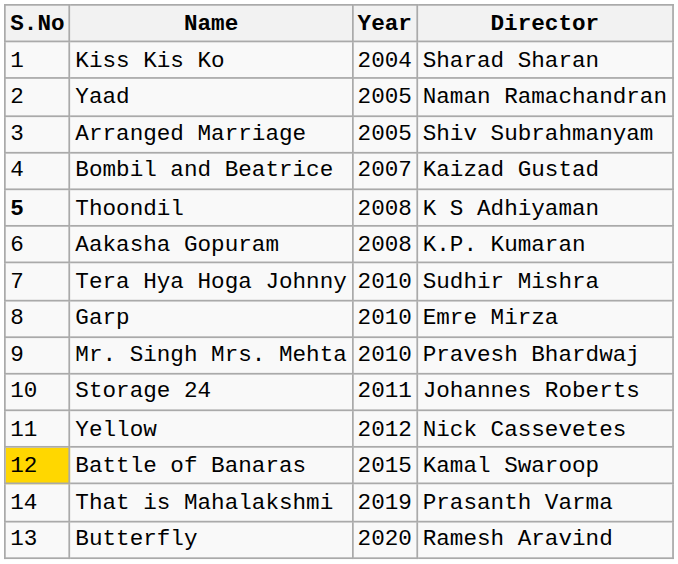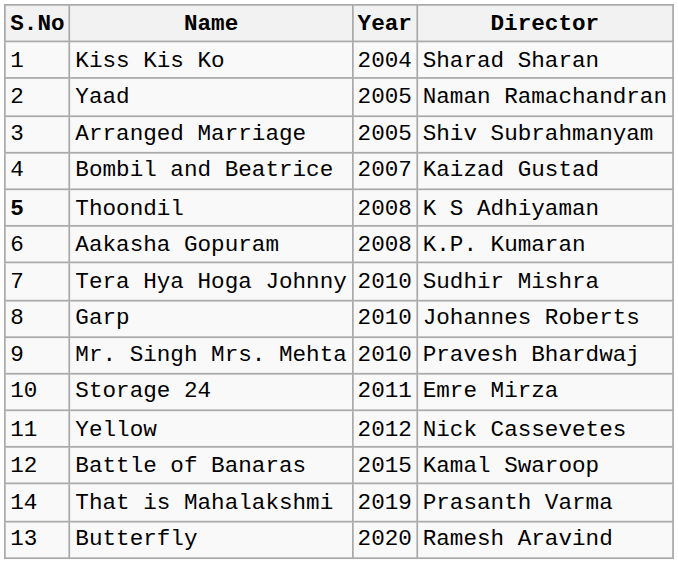(491, 318) Emre Mirza -> (531, 318) Johannes Roberts
(531, 392) Johannes Roberts -> (491, 392) Emre Mirza
(24, 466) gold background -> (24, 466) no background
